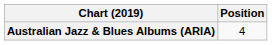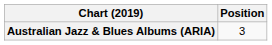(242, 31) 4 -> (242, 31) 3
